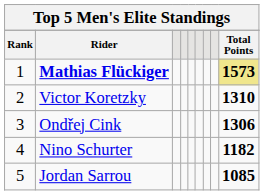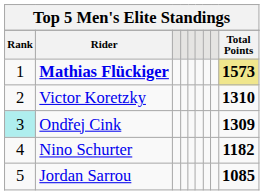(20, 124) no background -> (20, 124) paleturquoise background
(239, 124) 1306 -> (239, 124) 1309
